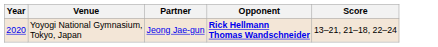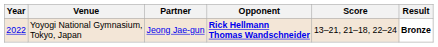+ column: (416, 12)
(16, 30) 2020 -> (16, 30) 2022
